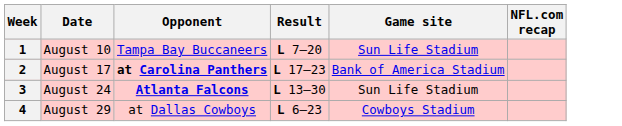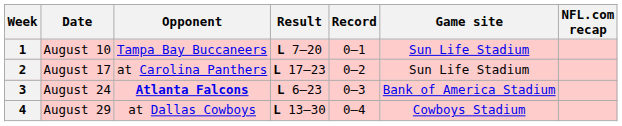+ column: (354, 22)
(192, 70) bold -> (192, 70) normal
(418, 70) Bank of America Stadium -> (469, 70) Sun Life Stadium
(300, 90) L 13–30 -> (300, 90) L 6–23
(418, 90) Sun Life Stadium -> (469, 90) Bank of America Stadium
(300, 110) L 6–23 -> (300, 110) L 13–30
